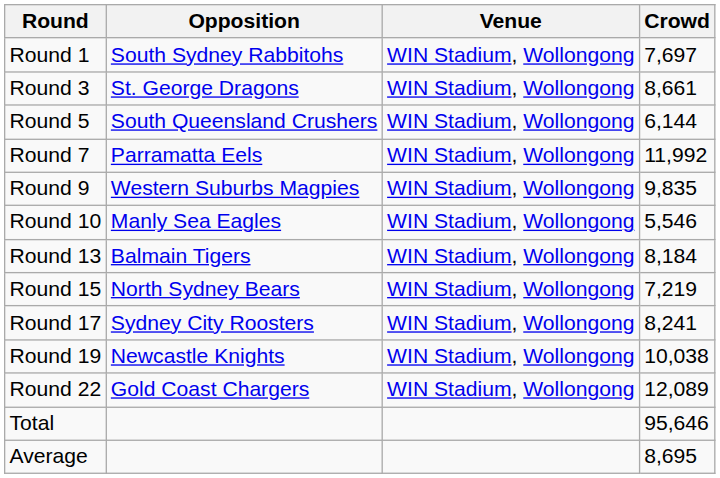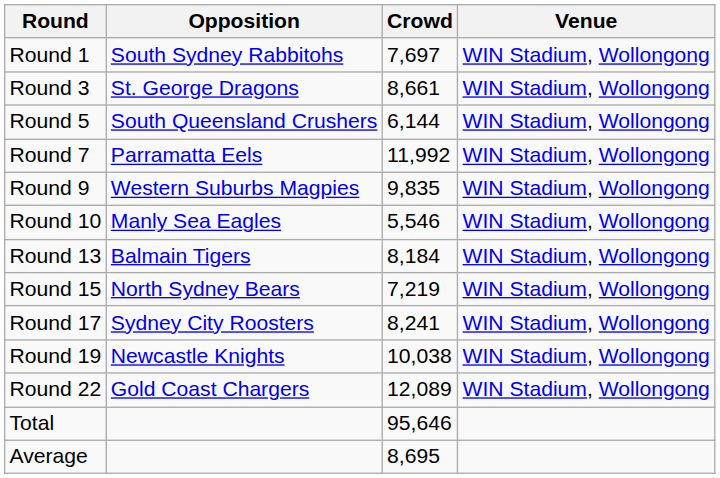columns swapped: (511, 21) <-> (677, 21)
